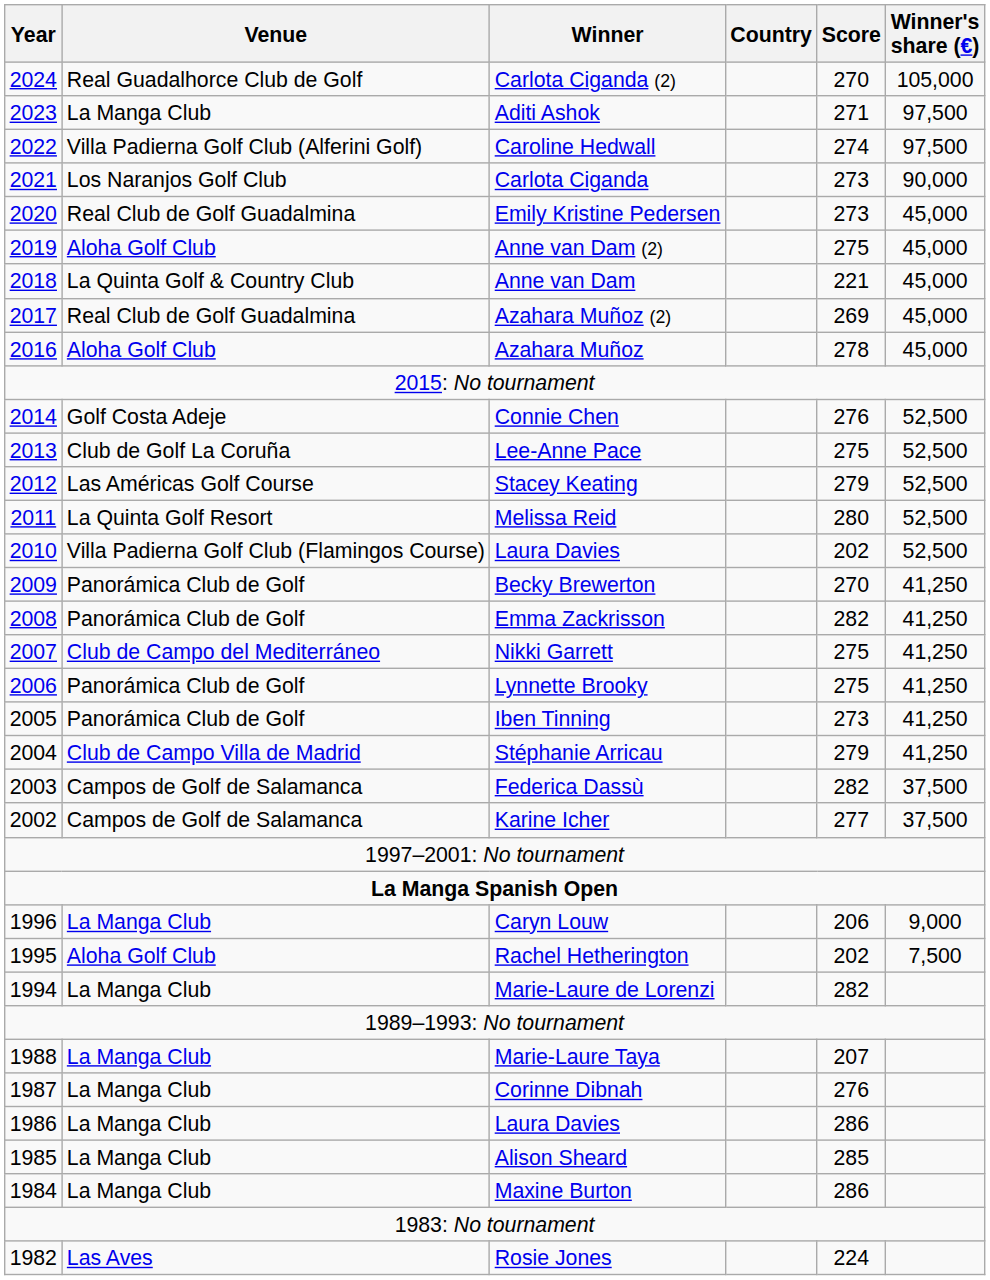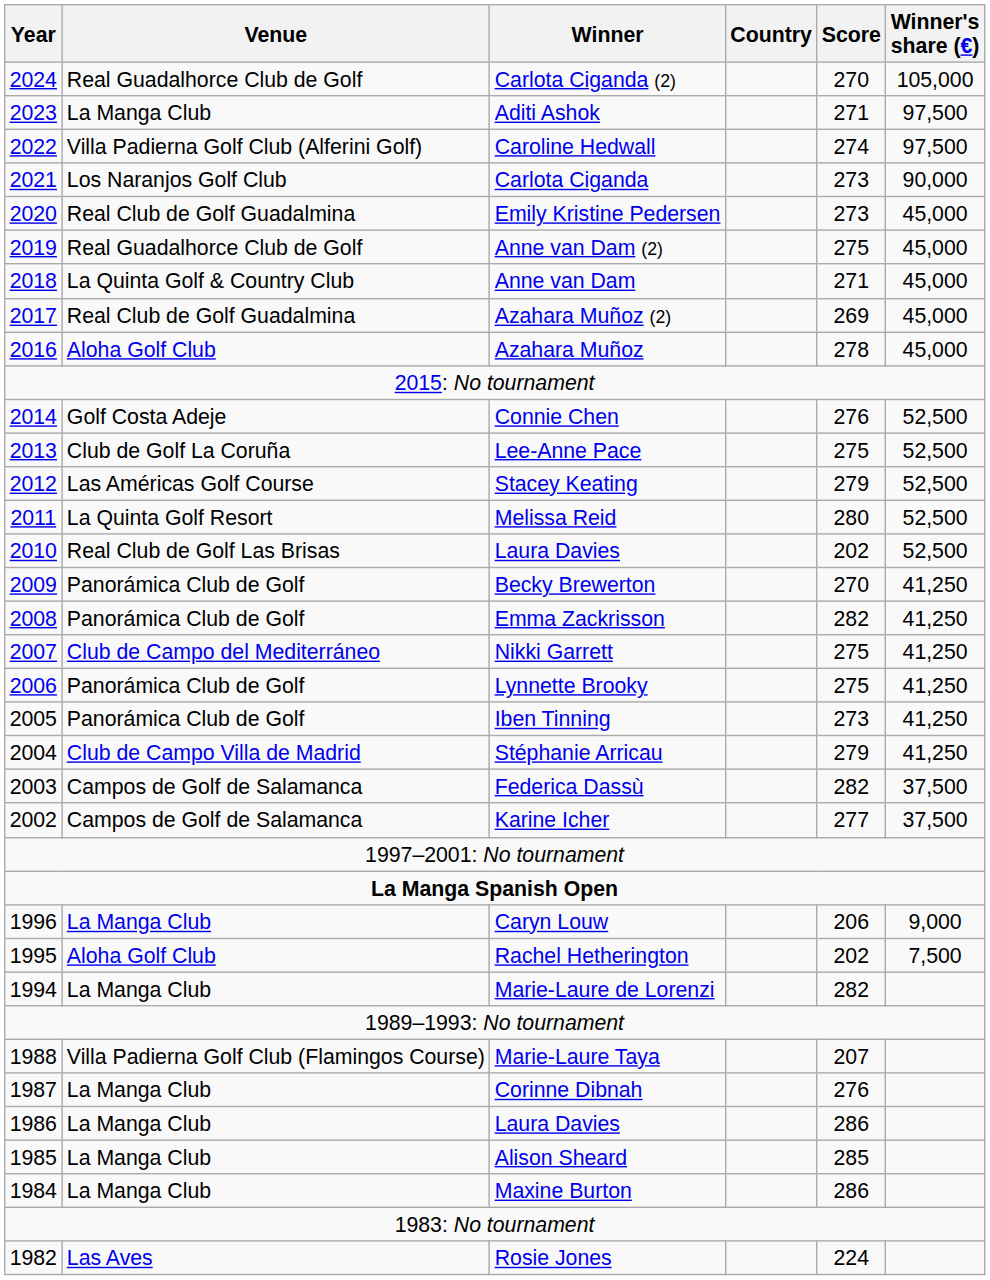(141, 248) Aloha Golf Club -> (215, 248) Real Guadalhorce Club de Golf
(851, 281) 221 -> (851, 281) 271
(276, 551) Villa Padierna Golf Club (Flamingos Course) -> (203, 551) Real Club de Golf Las Brisas
(139, 1056) La Manga Club -> (276, 1056) Villa Padierna Golf Club (Flamingos Course)
